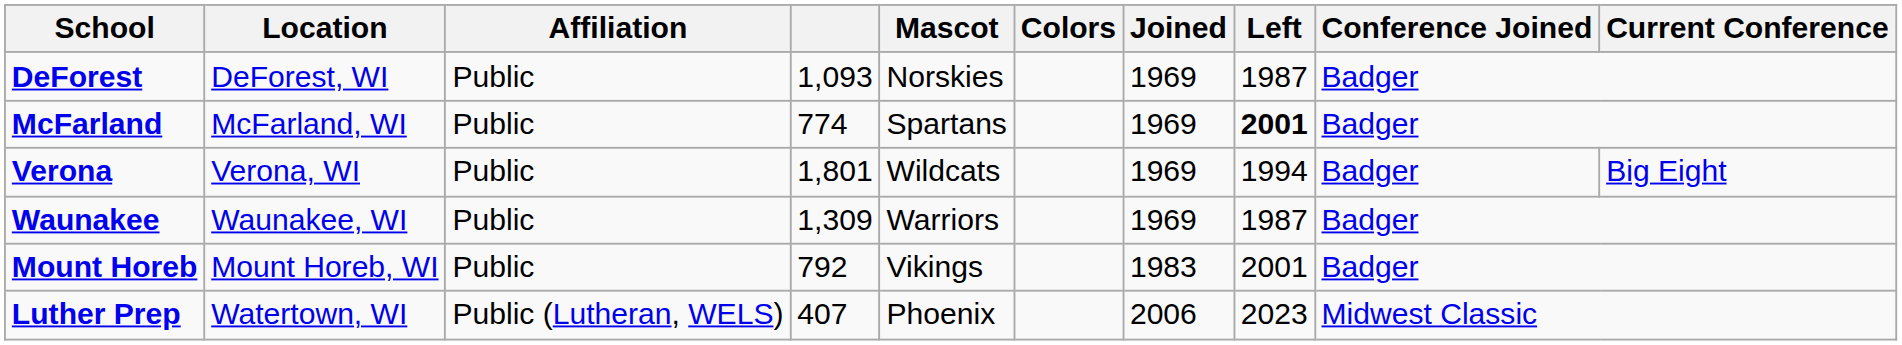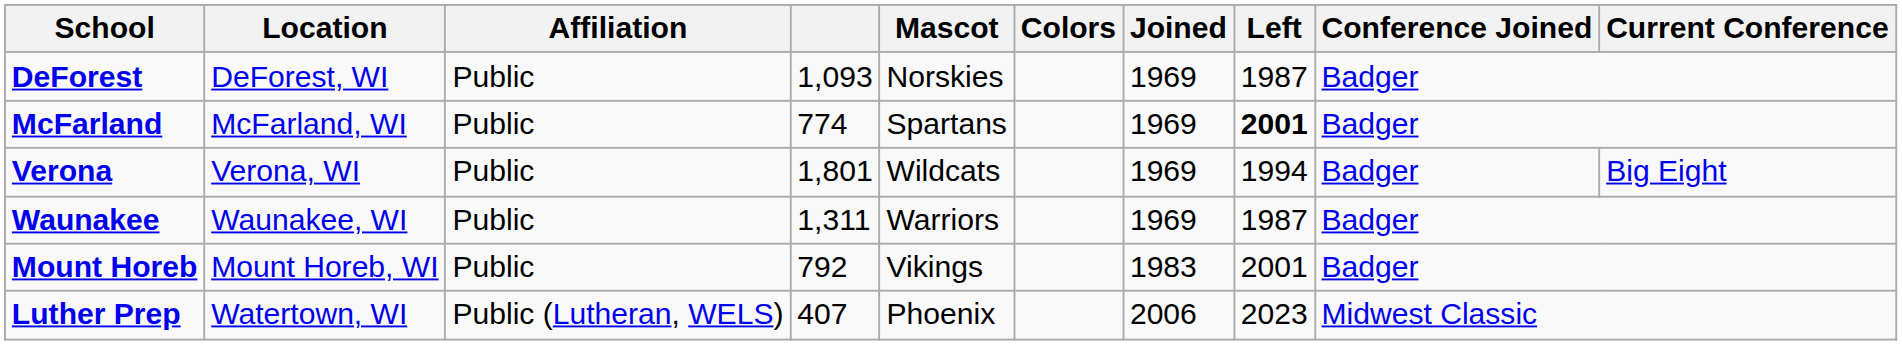(835, 219) 1,309 -> (834, 219) 1,311
